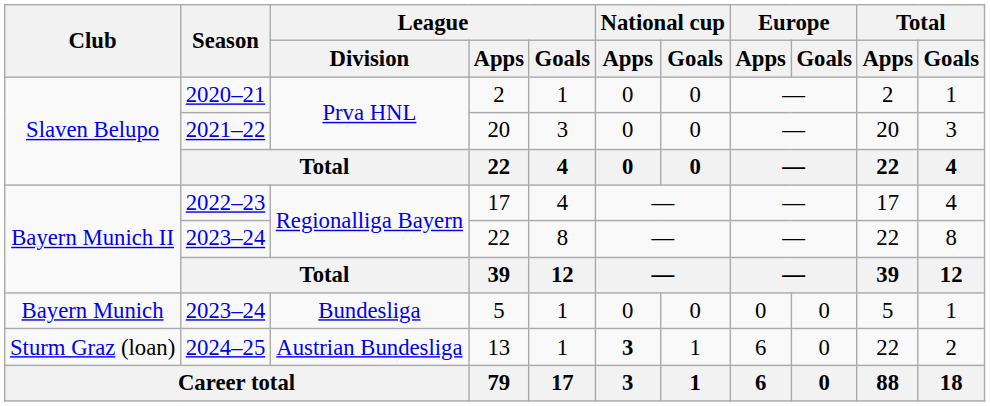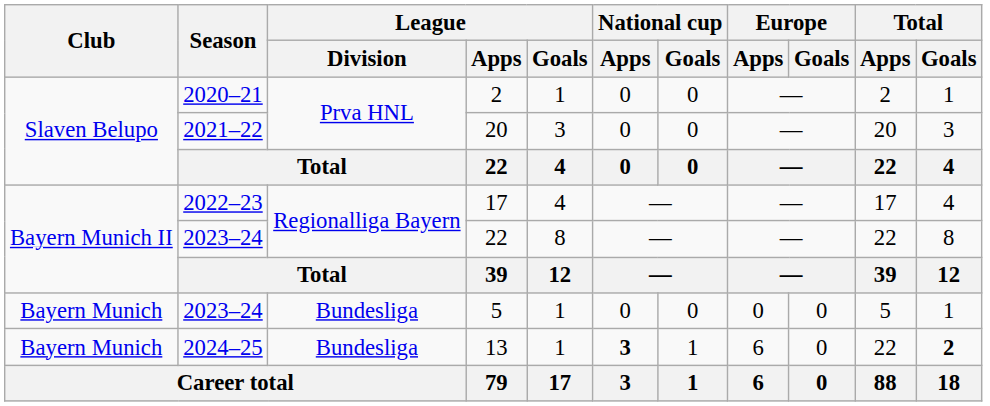(93, 346) Sturm Graz (loan) -> (91, 346) Bayern Munich
(369, 346) Austrian Bundesliga -> (367, 346) Bundesliga
(951, 346) normal -> (949, 346) bold
